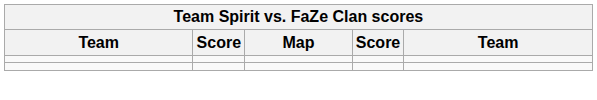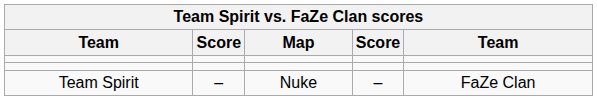+ row: (99, 82)
